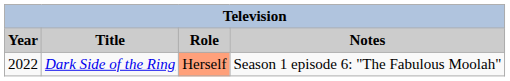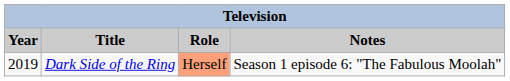(23, 64) 2022 -> (23, 64) 2019
